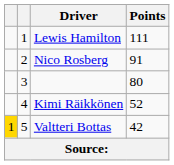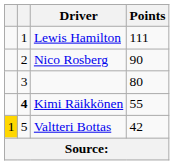(136, 59) 91 -> (136, 59) 90
(24, 104) normal -> (24, 104) bold
(136, 104) 52 -> (136, 104) 55
